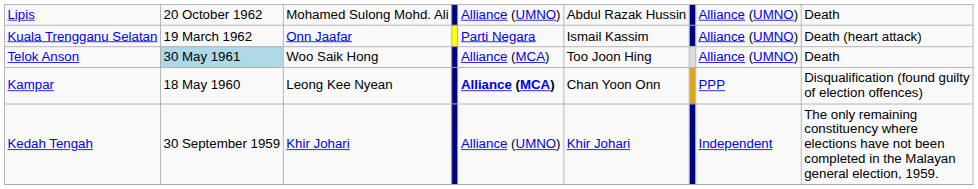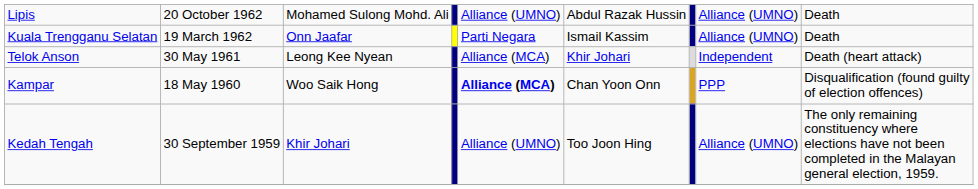(863, 36) Death (heart attack) -> (822, 36) Death
(202, 57) lightblue background -> (202, 57) no background
(332, 57) Woo Saik Hong -> (339, 57) Leong Kee Nyean
(609, 57) Too Joon Hing -> (598, 57) Khir Johari
(748, 57) Alliance (UMNO) -> (735, 57) Independent
(822, 57) Death -> (863, 57) Death (heart attack)
(339, 85) Leong Kee Nyean -> (332, 85) Woo Saik Hong
(598, 144) Khir Johari -> (609, 144) Too Joon Hing
(735, 144) Independent -> (748, 144) Alliance (UMNO)
